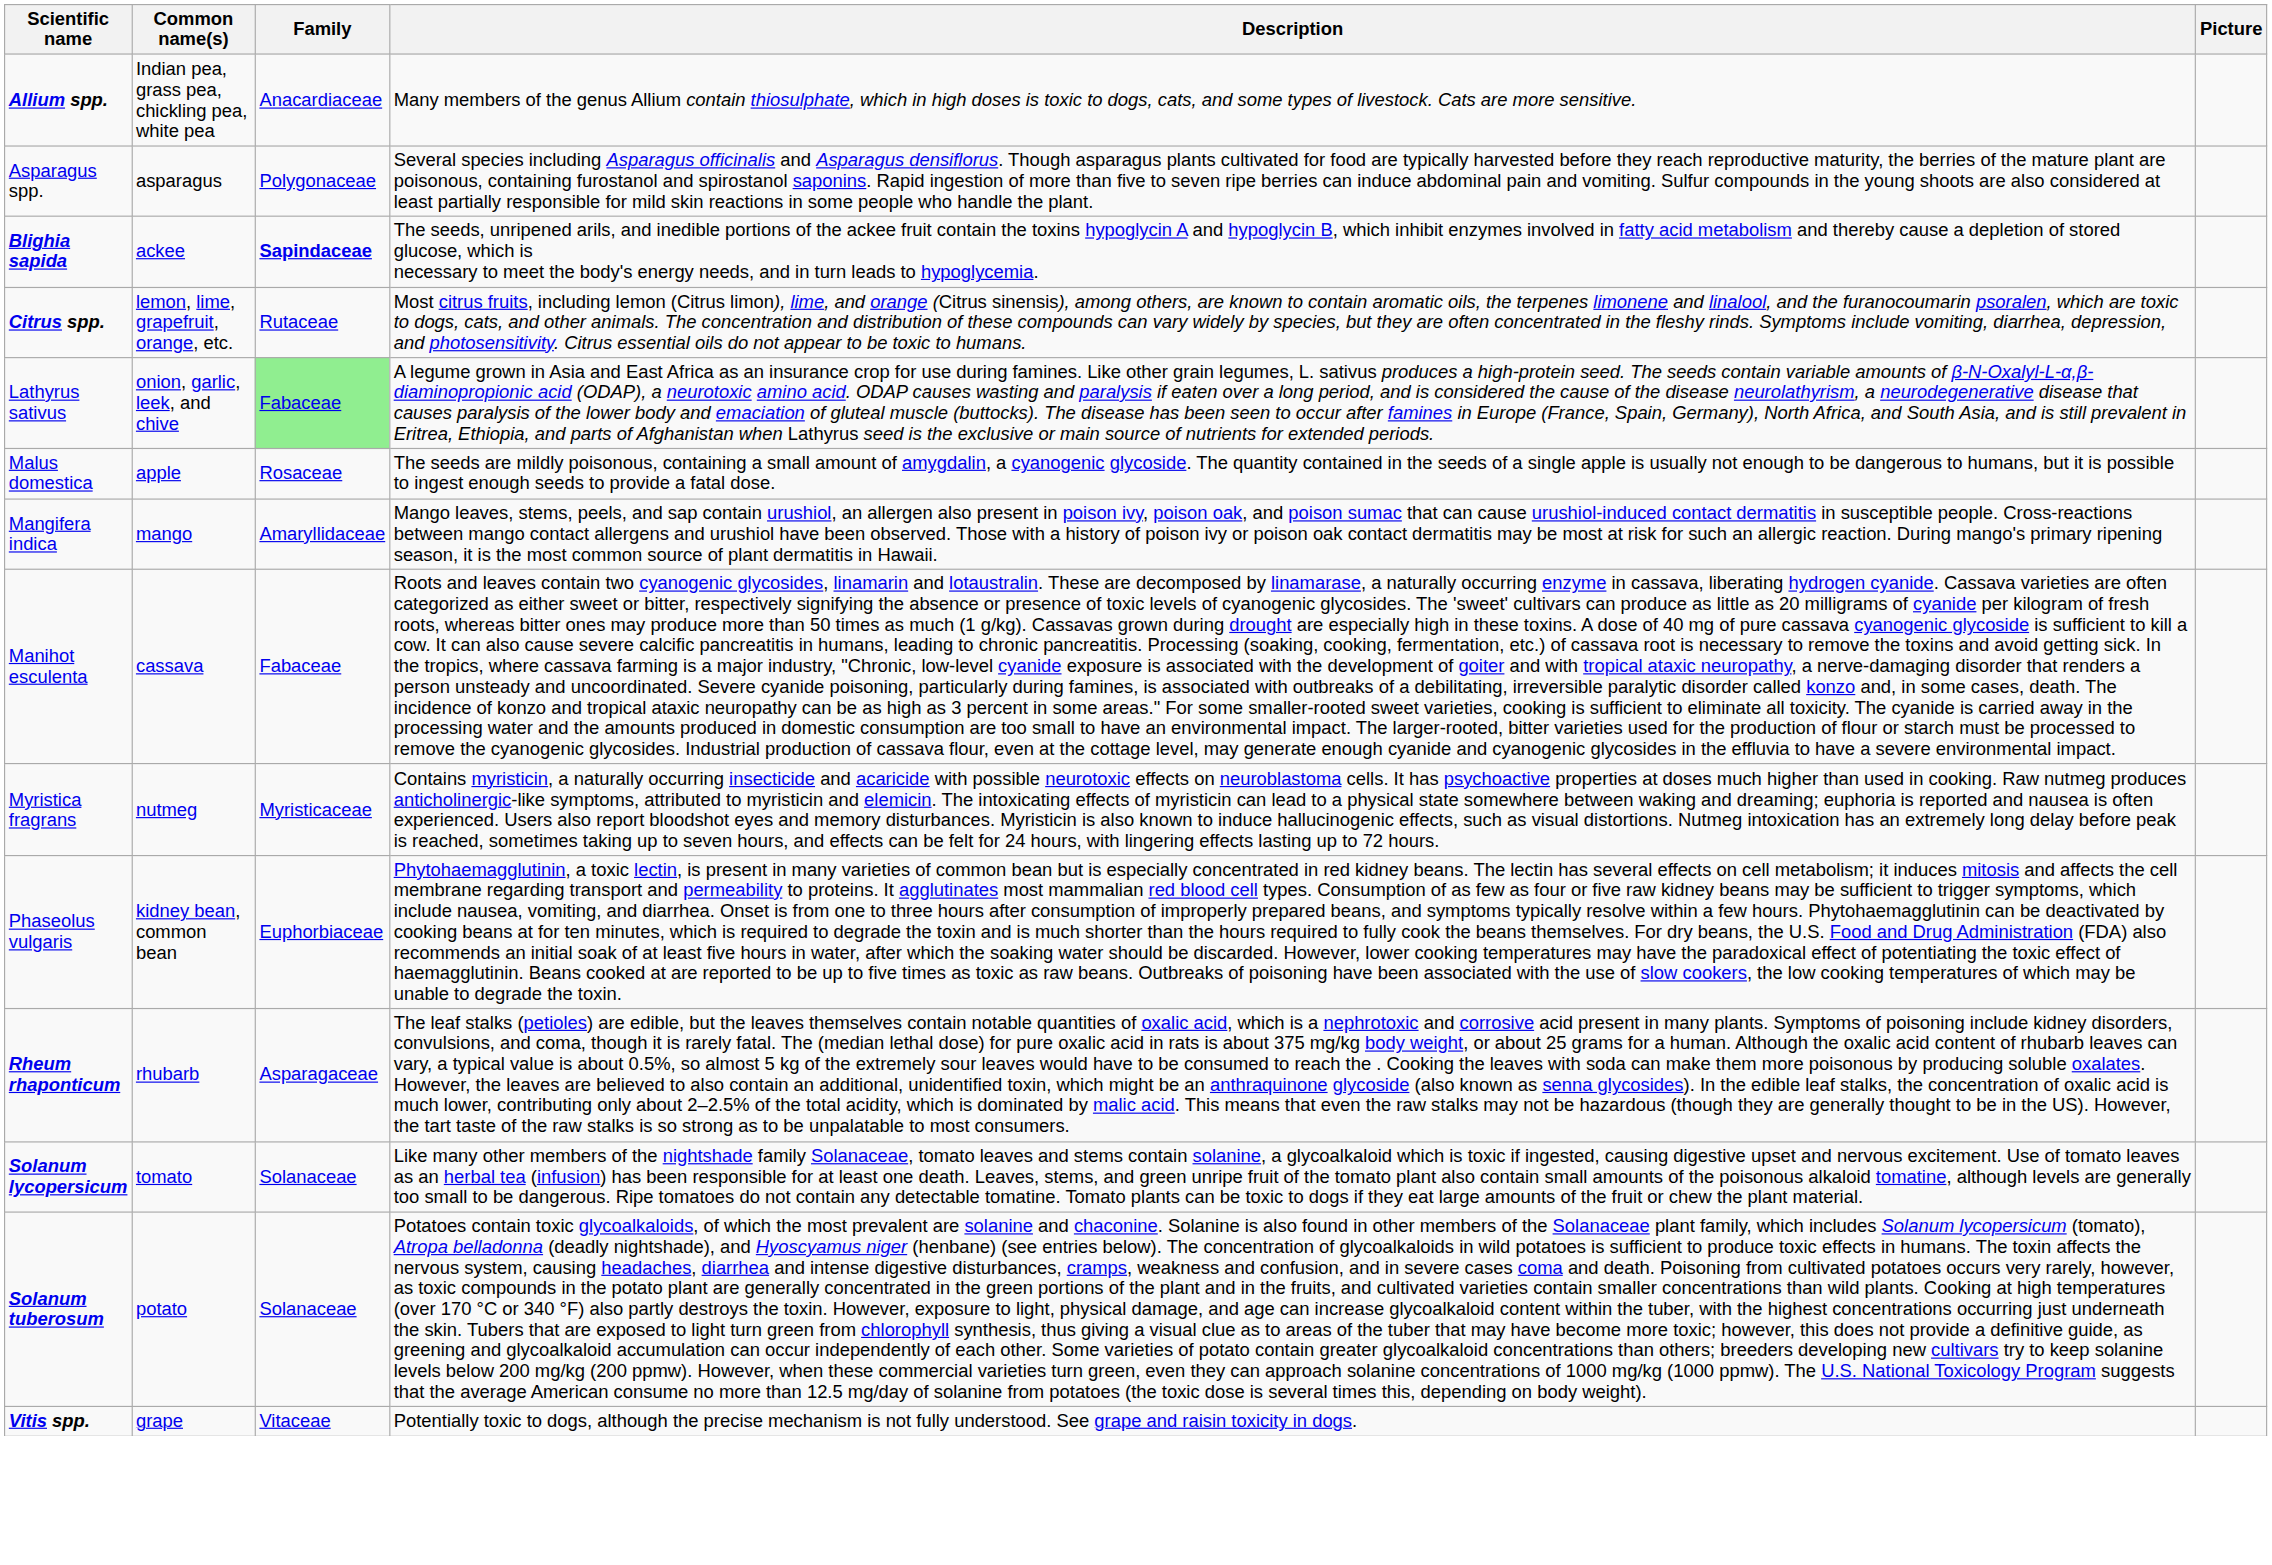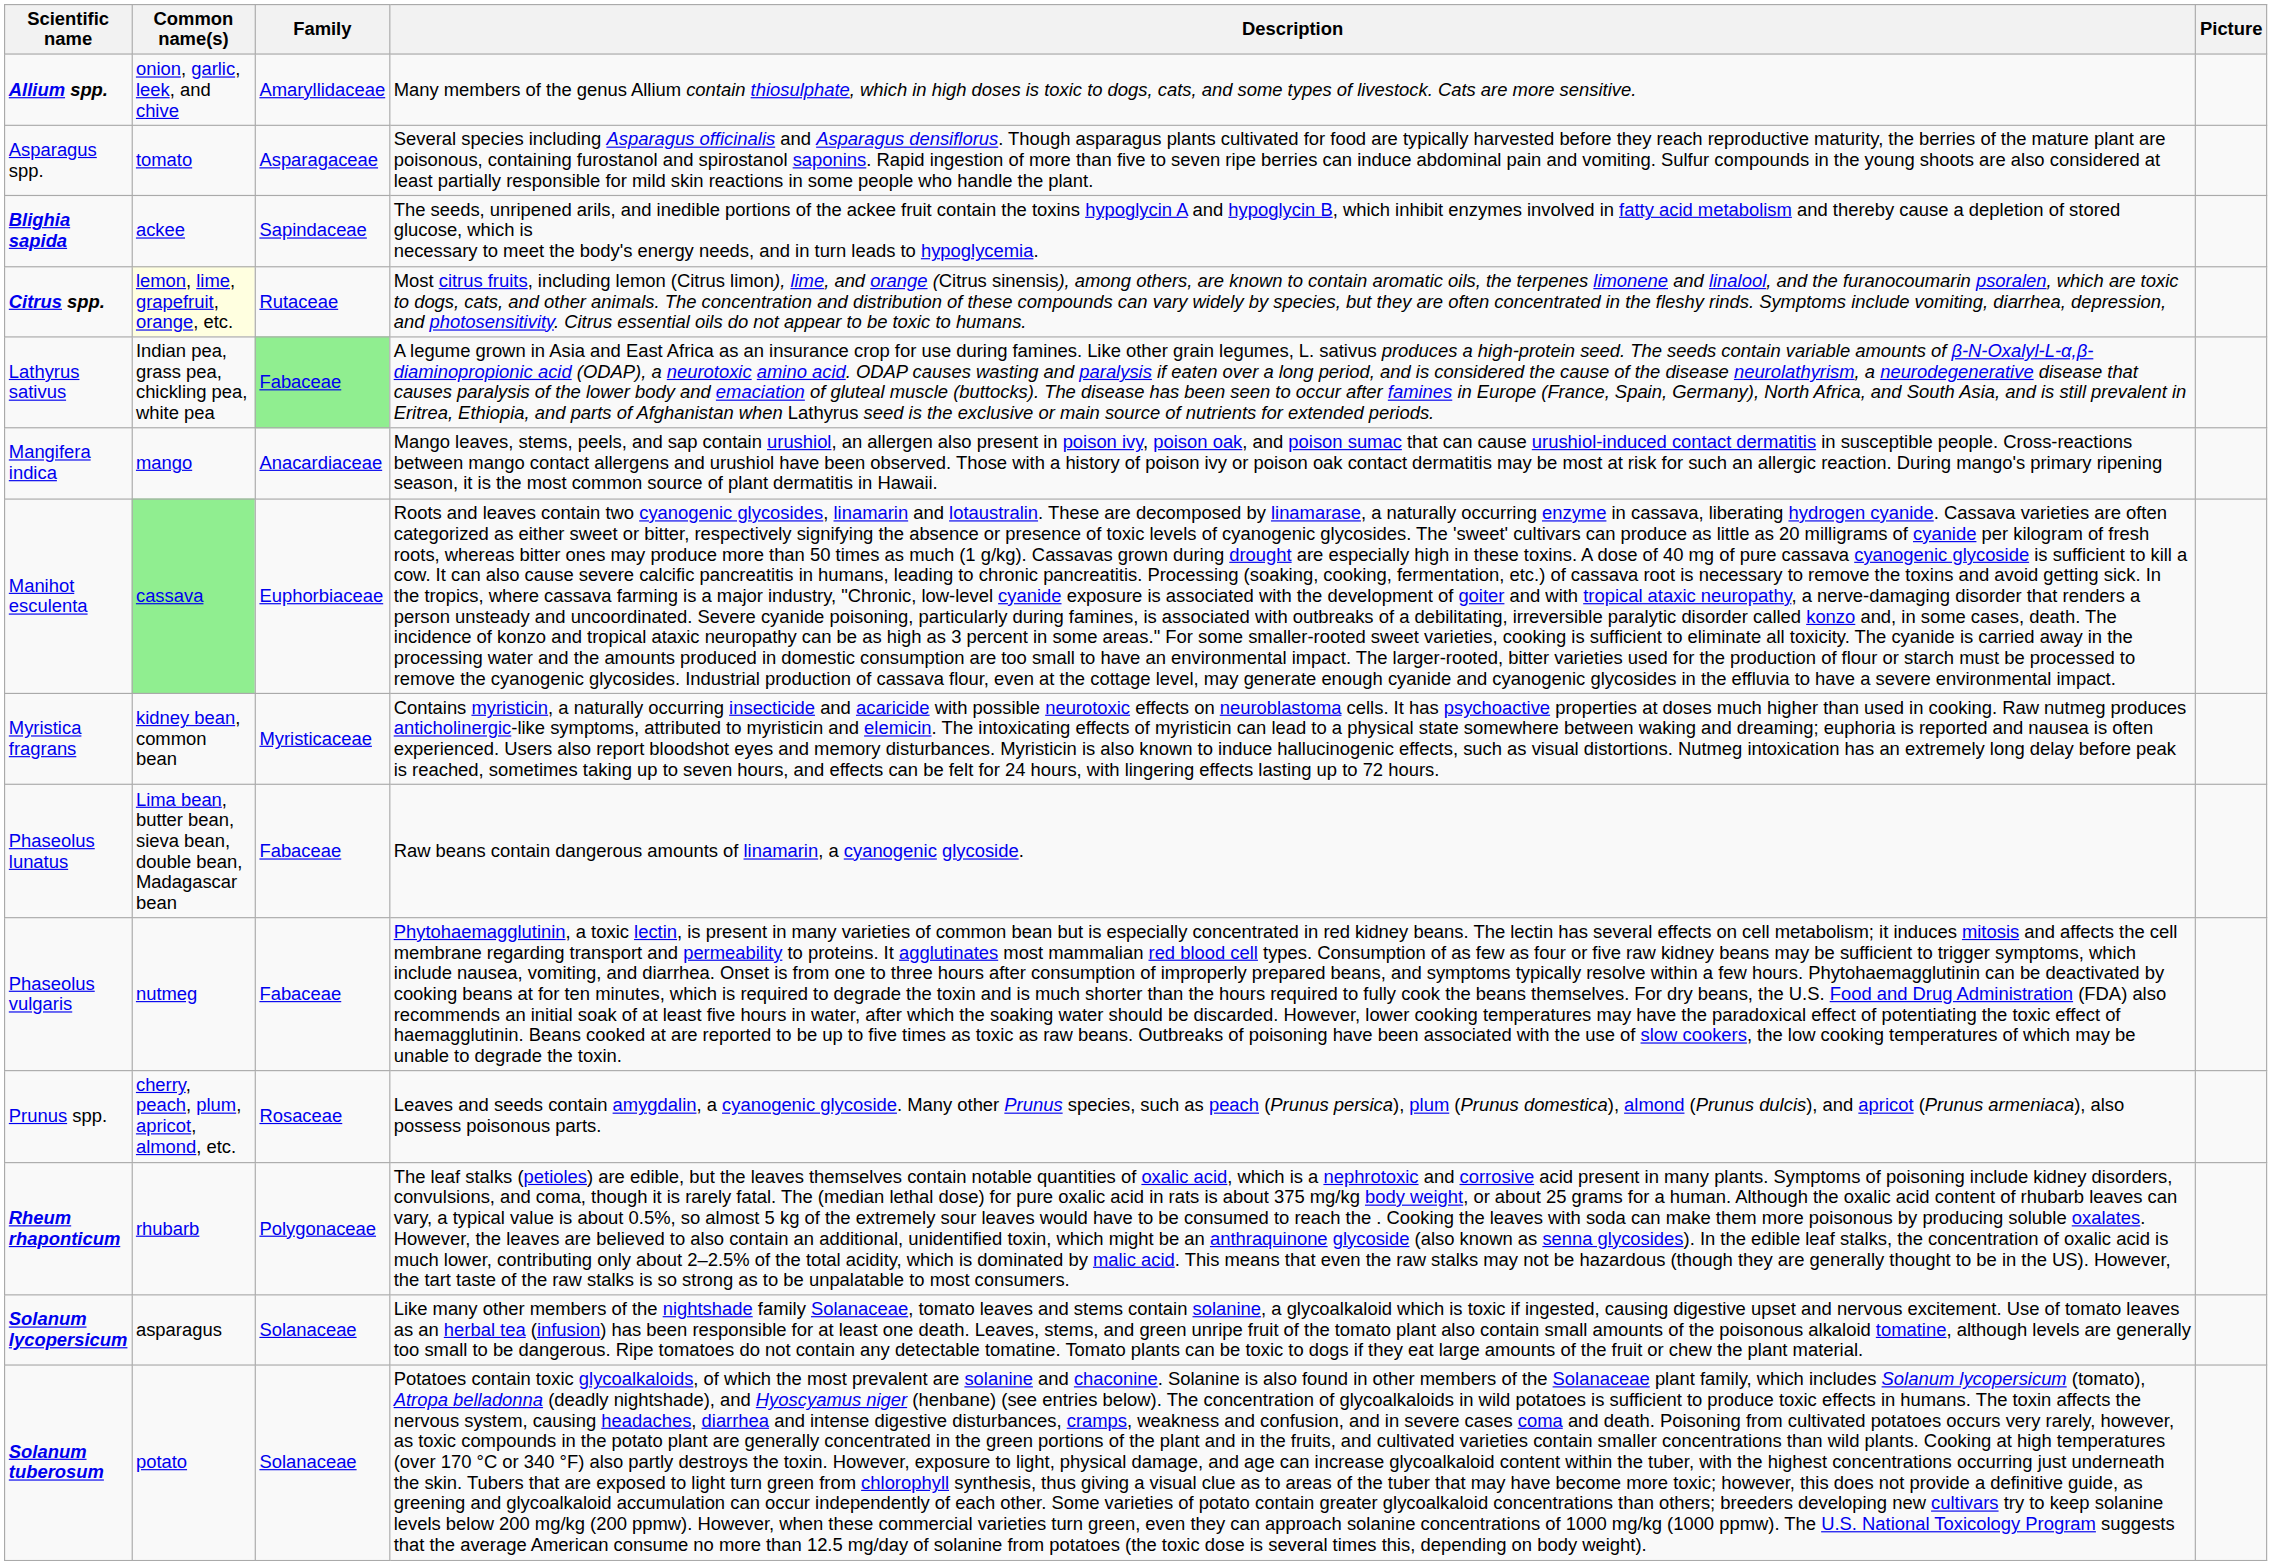(192, 100) Indian pea, grass pea, chickling pea, white pea -> (188, 89) onion, garlic, leek, and chive
(321, 100) Anacardiaceae -> (322, 89) Amaryllidaceae
(179, 180) asparagus -> (164, 160) tomato
(318, 180) Polygonaceae -> (319, 160) Asparagaceae
(316, 251) bold -> (313, 230) normal
(186, 322) no background -> (186, 301) lightyellow background
(188, 403) onion, garlic, leek, and chive -> (192, 382) Indian pea, grass pea, chickling pea, white pea
- row: (51, 473)
(322, 533) Amaryllidaceae -> (321, 463) Anacardiaceae
(170, 666) no background -> (170, 595) lightgreen background
(300, 666) Fabaceae -> (321, 595) Euphorbiaceae
(167, 809) nutmeg -> (188, 738) kidney bean, common bean
+ row: (52, 850)
(188, 931) kidney bean, common bean -> (167, 994) nutmeg
(321, 931) Euphorbiaceae -> (300, 994) Fabaceae
+ row: (58, 1116)
(319, 1074) Asparagaceae -> (318, 1228) Polygonaceae
(164, 1176) tomato -> (179, 1329) asparagus
- row: (49, 1421)
